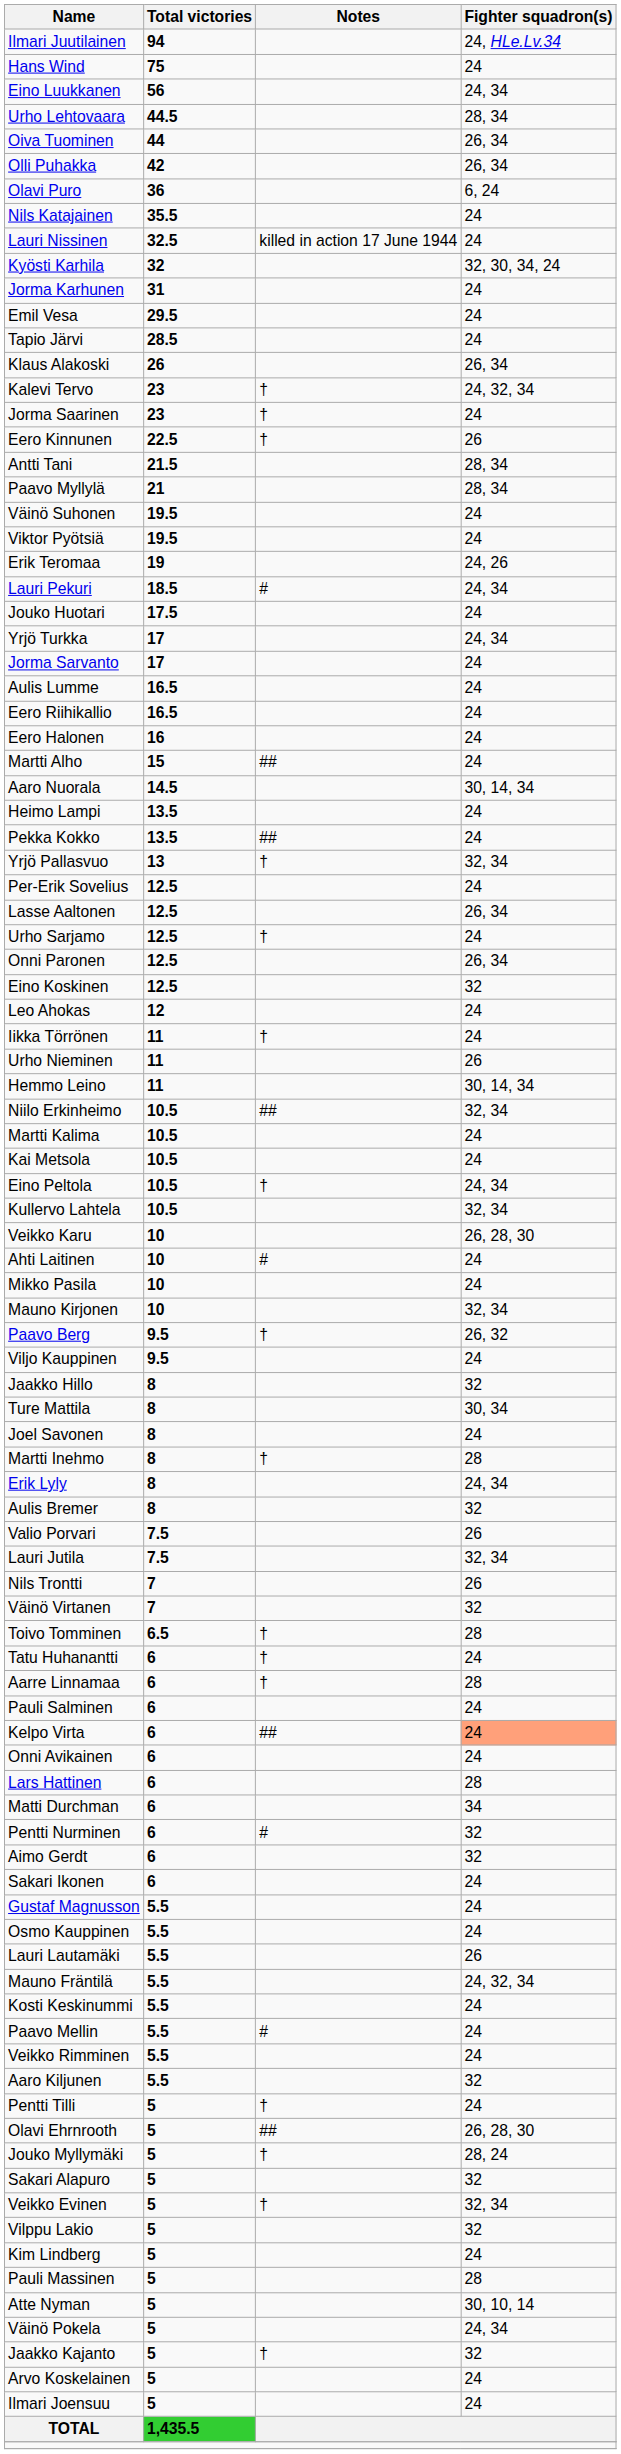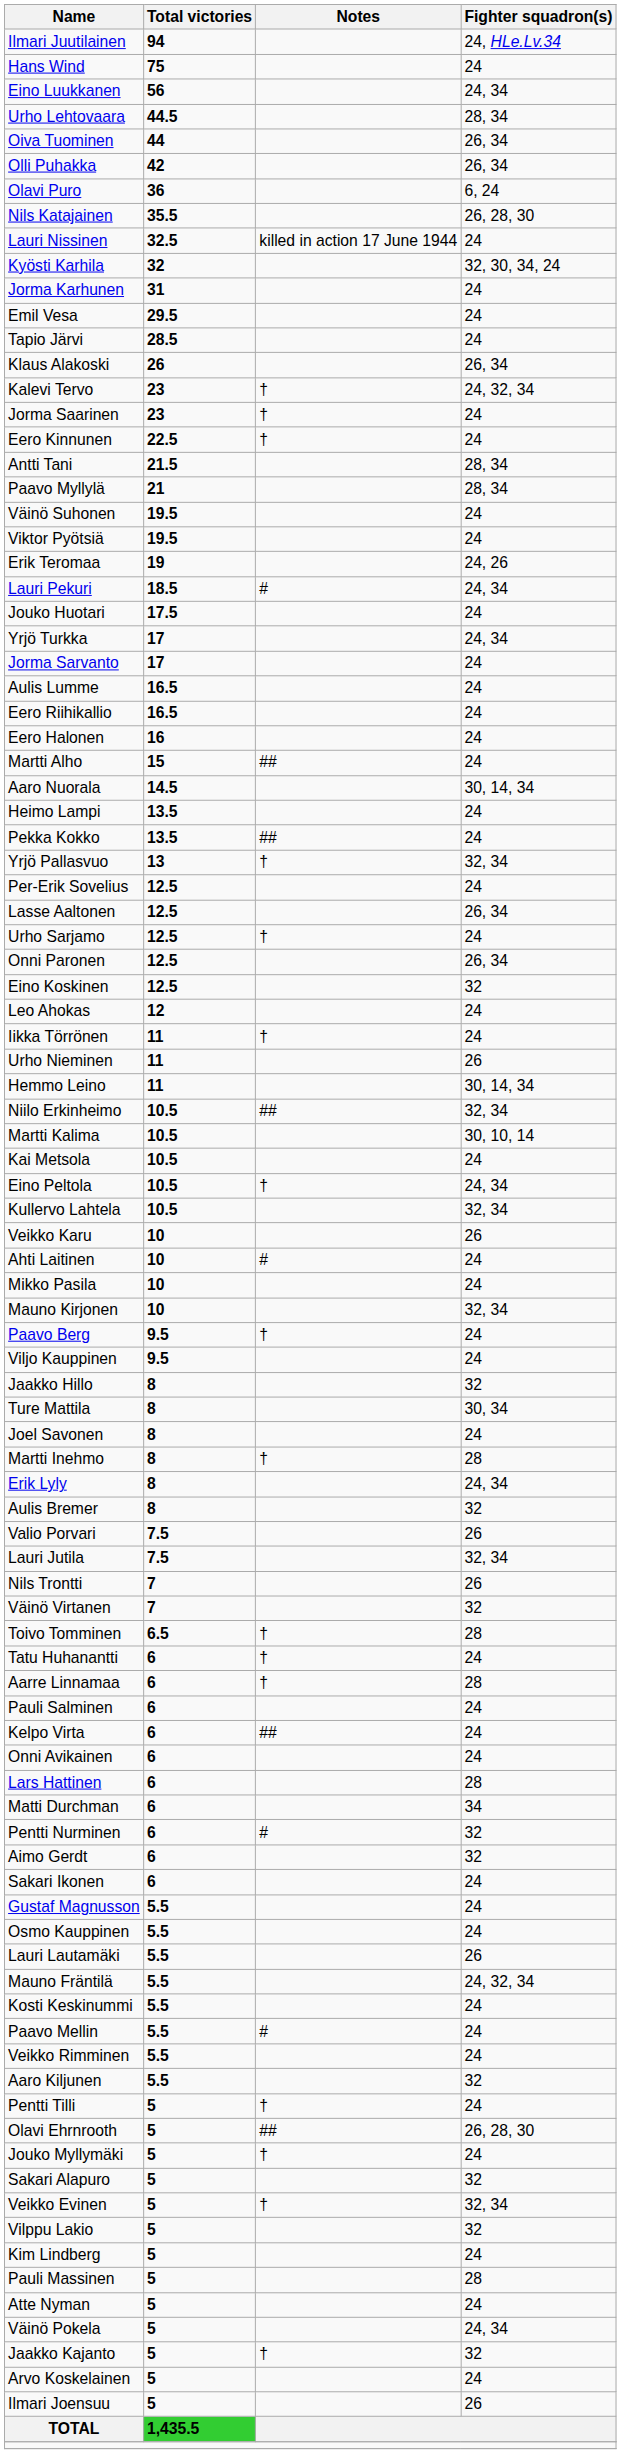(473, 215) 24 -> (499, 215) 26, 28, 30
(473, 439) 26 -> (473, 439) 24
(473, 1135) 24 -> (499, 1135) 30, 10, 14
(499, 1235) 26, 28, 30 -> (473, 1235) 26
(486, 1334) 26, 32 -> (473, 1334) 24
(473, 1732) lightsalmon background -> (473, 1732) no background
(486, 2155) 28, 24 -> (473, 2155) 24
(499, 2304) 30, 10, 14 -> (473, 2304) 24
(473, 2404) 24 -> (473, 2404) 26
